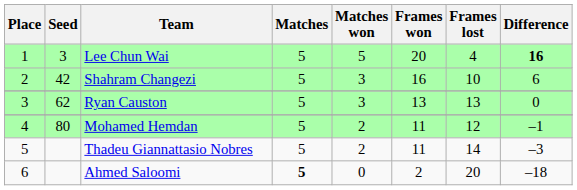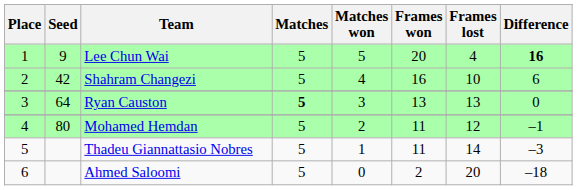(63, 56) 3 -> (63, 56) 9
(362, 79) 3 -> (362, 79) 4
(63, 102) 62 -> (63, 102) 64
(302, 102) normal -> (302, 102) bold
(362, 149) 2 -> (362, 149) 1
(302, 172) bold -> (302, 172) normal
